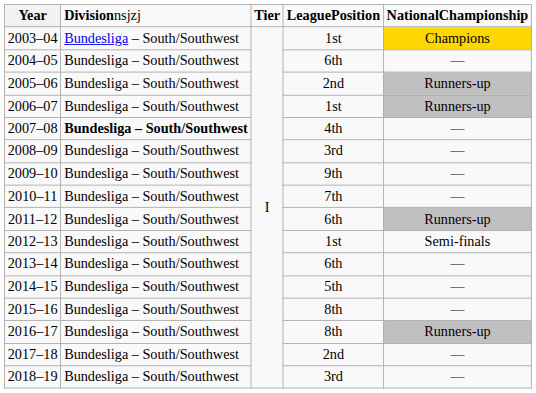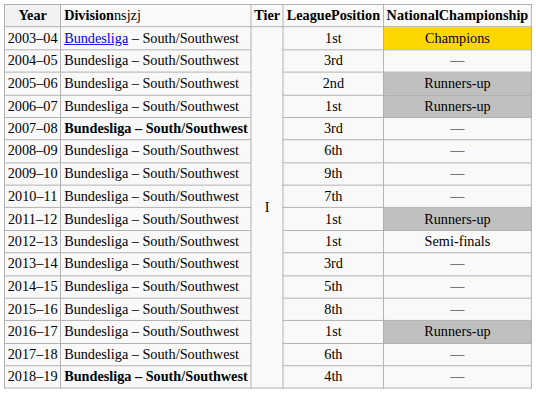(333, 60) 6th -> (333, 60) 3rd
(333, 128) 4th -> (333, 128) 3rd
(333, 151) 3rd -> (333, 151) 6th
(333, 219) 6th -> (333, 219) 1st
(333, 264) 6th -> (333, 264) 3rd
(333, 331) 8th -> (333, 331) 1st
(333, 354) 2nd -> (333, 354) 6th
(152, 377) normal -> (156, 377) bold
(333, 377) 3rd -> (333, 377) 4th
